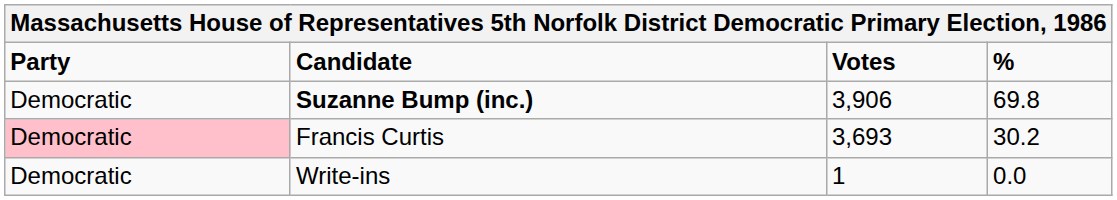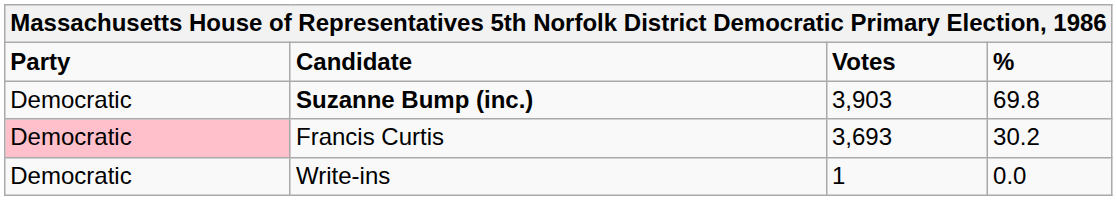(862, 99) 3,906 -> (862, 99) 3,903
